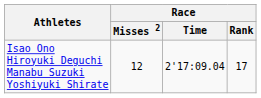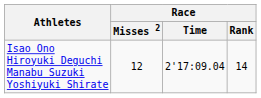(242, 66) 17 -> (242, 66) 14
